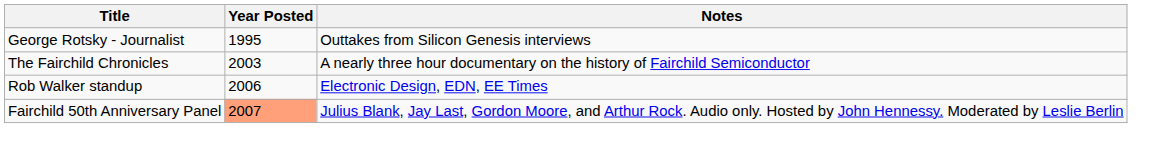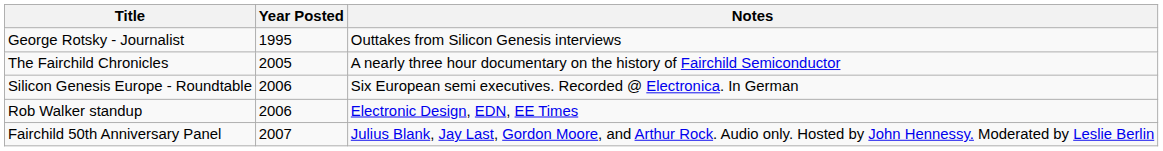(245, 63) 2003 -> (275, 63) 2005
+ row: (130, 87)
(245, 110) lightsalmon background -> (275, 134) no background
